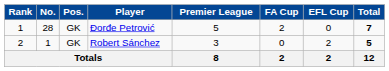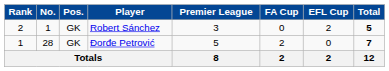rows swapped: (122, 27) <-> (125, 43)
